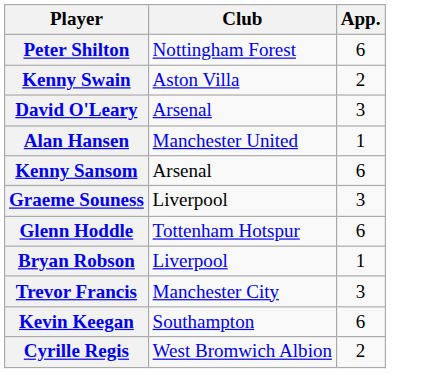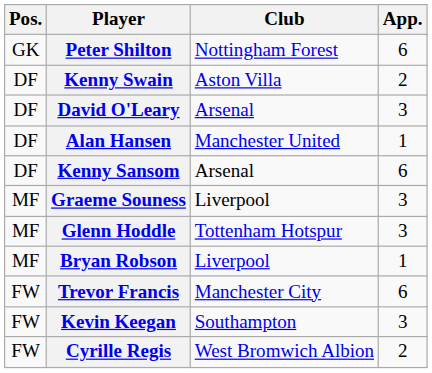+ column: (26, 19)
(361, 230) 6 -> (403, 230) 3
(361, 291) 3 -> (403, 291) 6
(361, 321) 6 -> (403, 321) 3
